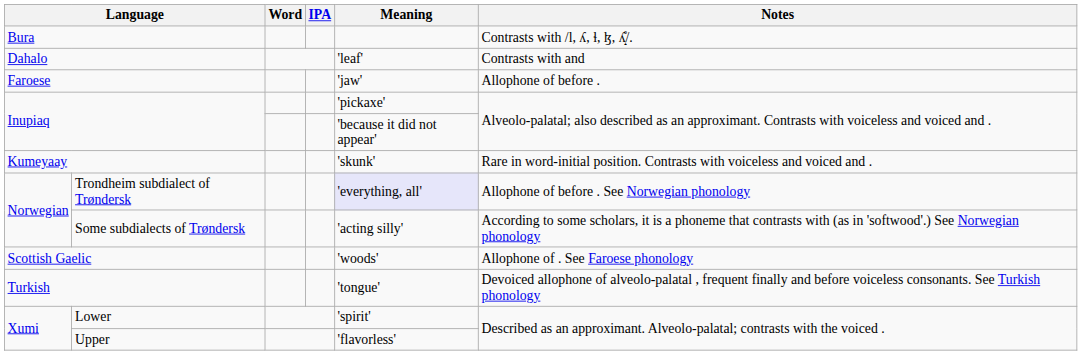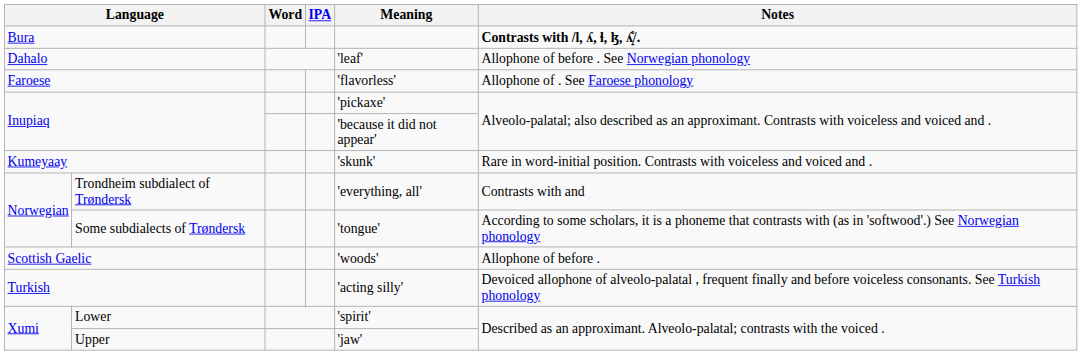(557, 37) normal -> (561, 37) bold
(533, 59) Contrasts with and -> (616, 59) Allophone of before . See Norwegian phonology
(350, 80) 'jaw' -> (367, 80) 'flavorless'
(541, 80) Allophone of before . -> (587, 80) Allophone of . See Faroese phonology
(380, 191) lavender background -> (380, 191) no background
(616, 191) Allophone of before . See Norwegian phonology -> (533, 191) Contrasts with and
(370, 228) 'acting silly' -> (359, 228) 'tongue'
(587, 258) Allophone of . See Faroese phonology -> (541, 258) Allophone of before .
(359, 287) 'tongue' -> (370, 287) 'acting silly'
(367, 339) 'flavorless' -> (350, 339) 'jaw'
